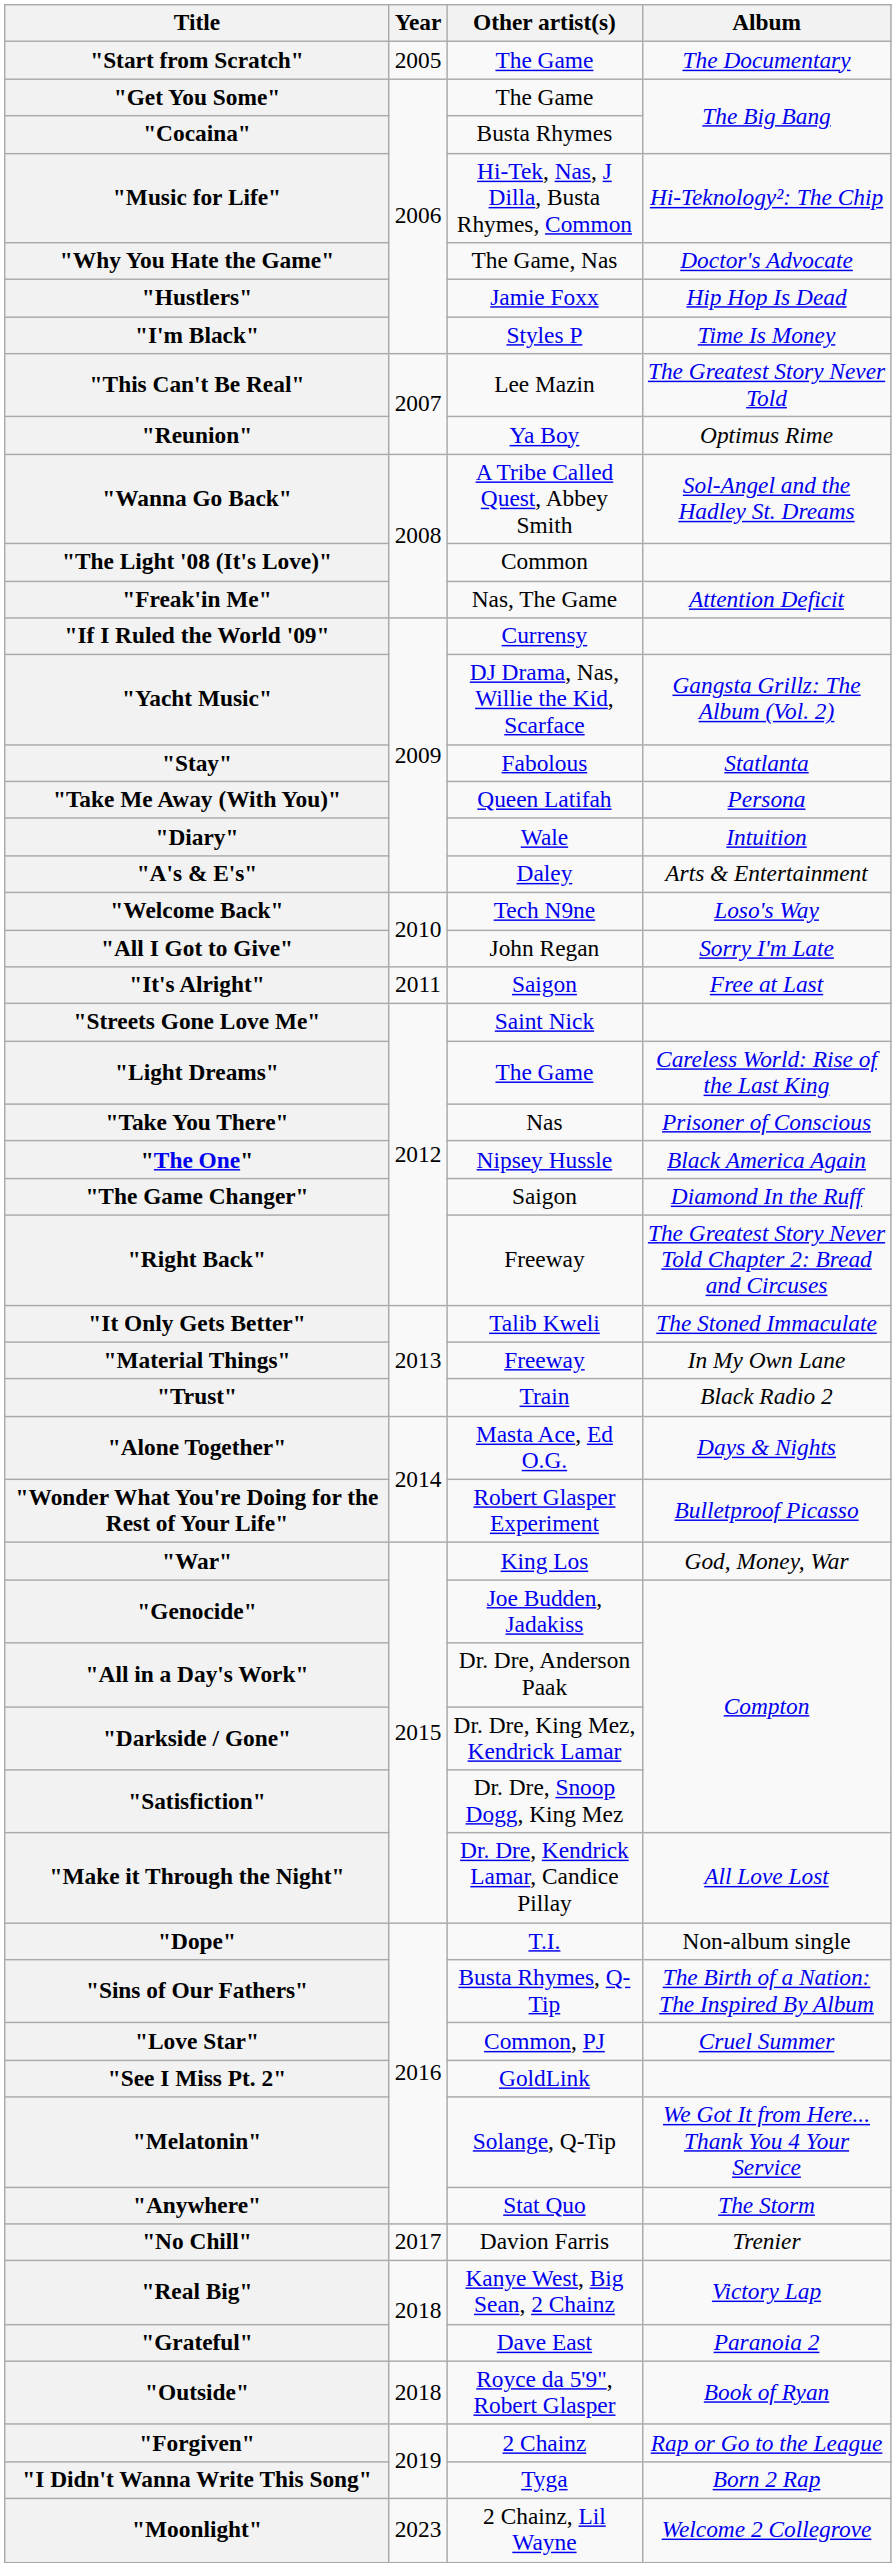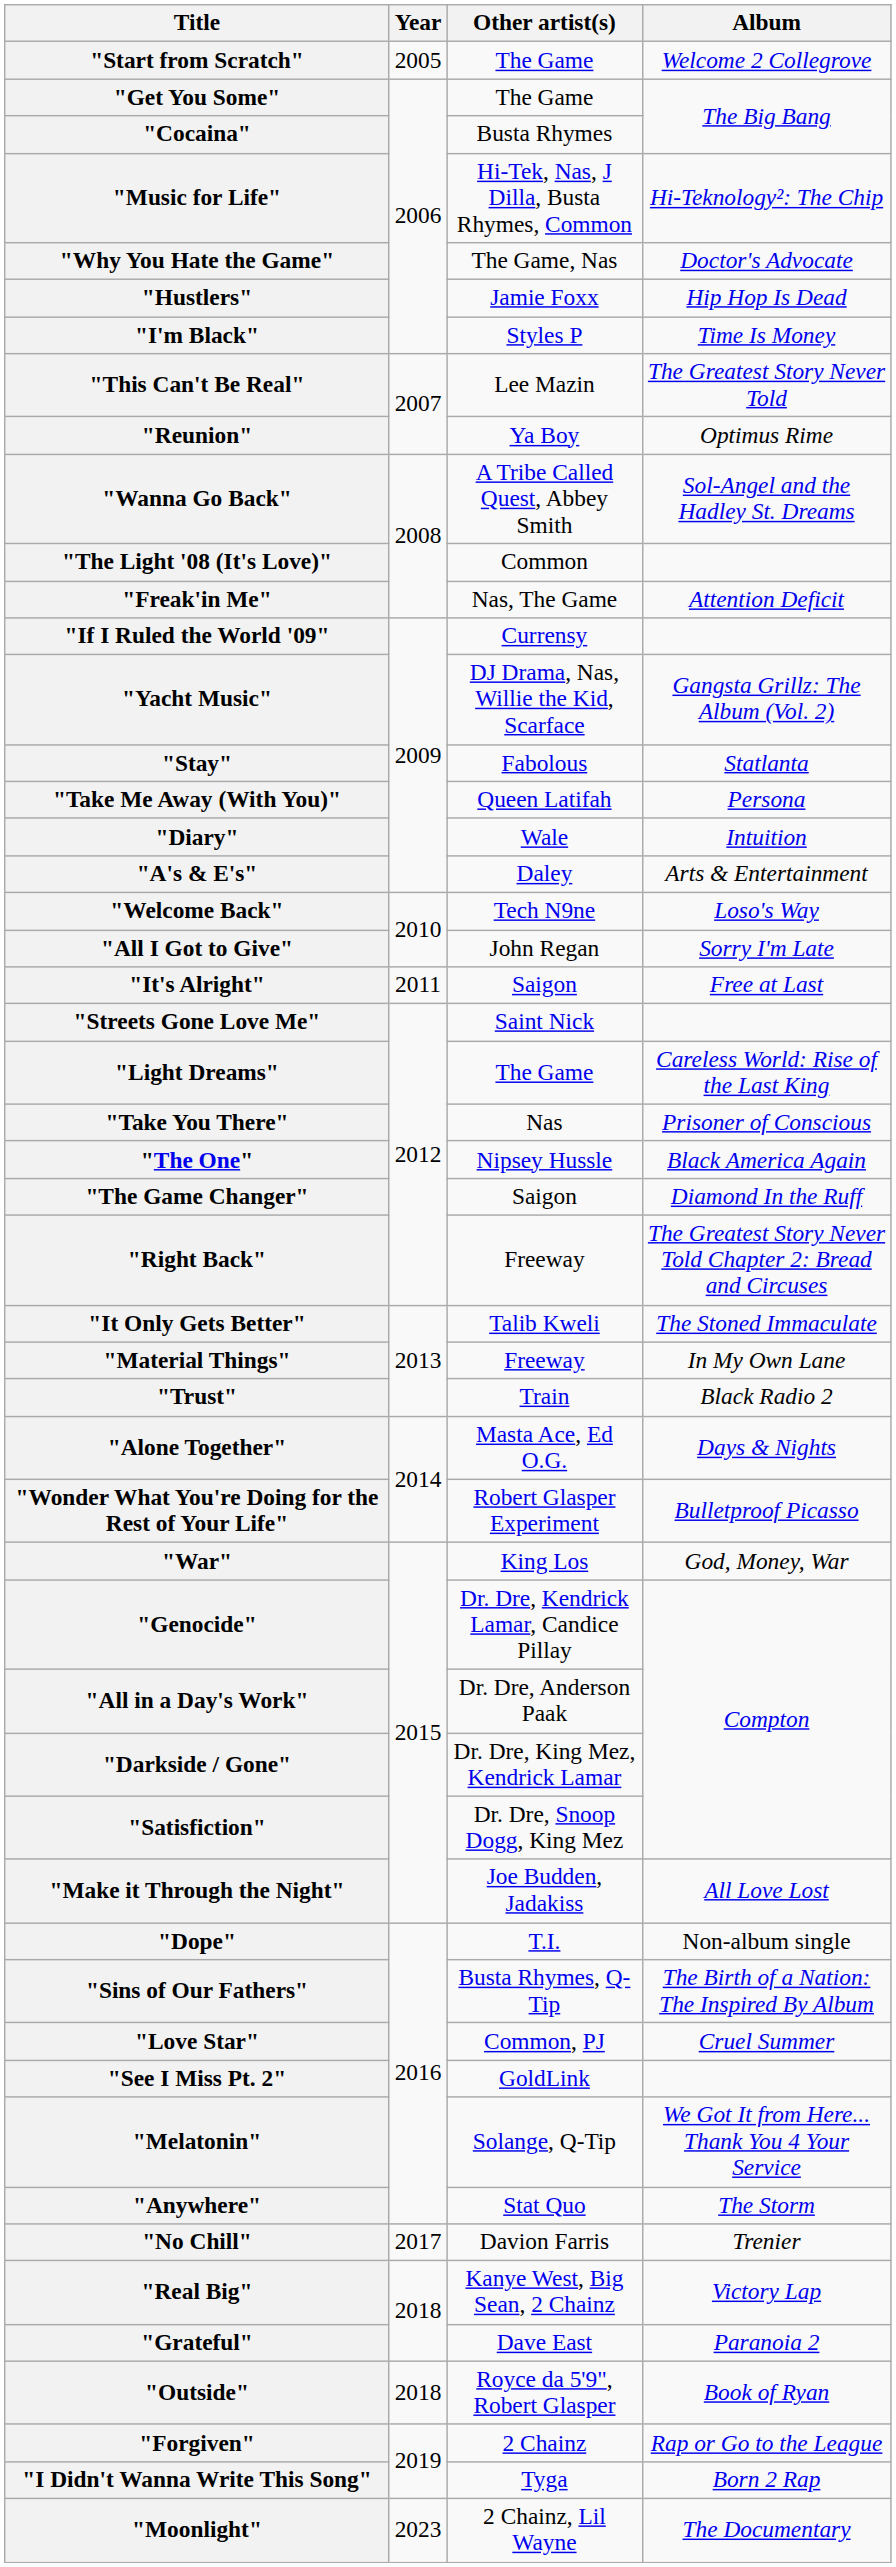(767, 60) The Documentary -> (767, 60) Welcome 2 Collegrove
(544, 1611) Joe Budden, Jadakiss -> (544, 1624) Dr. Dre, Kendrick Lamar, Candice Pillay
(544, 1877) Dr. Dre, Kendrick Lamar, Candice Pillay -> (544, 1890) Joe Budden, Jadakiss
(767, 2530) Welcome 2 Collegrove -> (767, 2530) The Documentary
